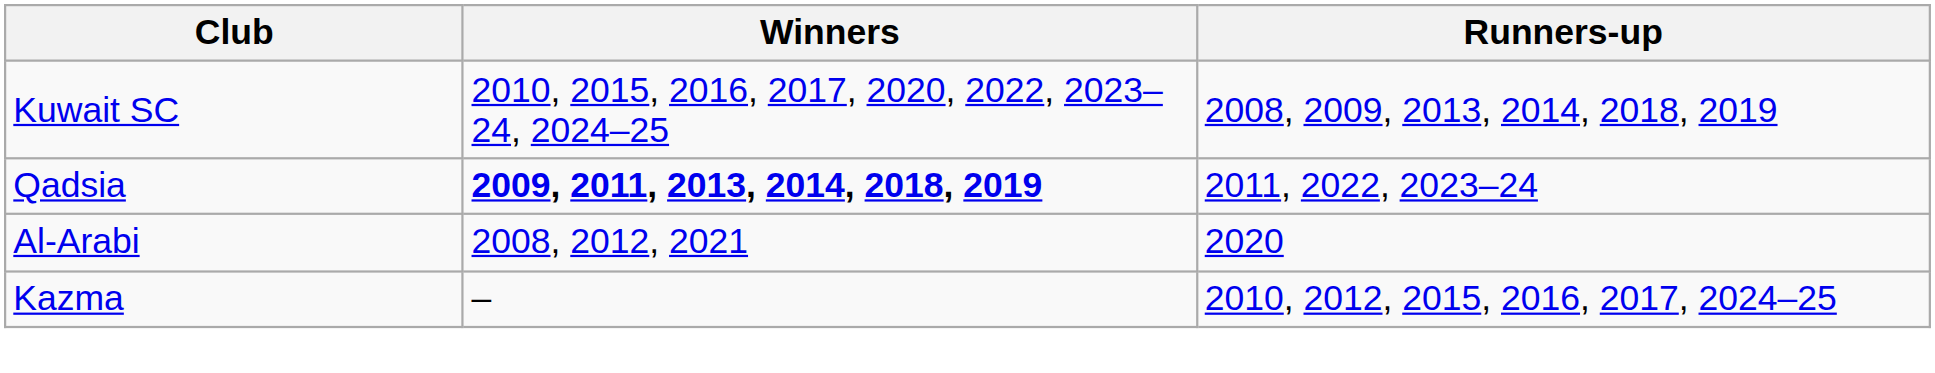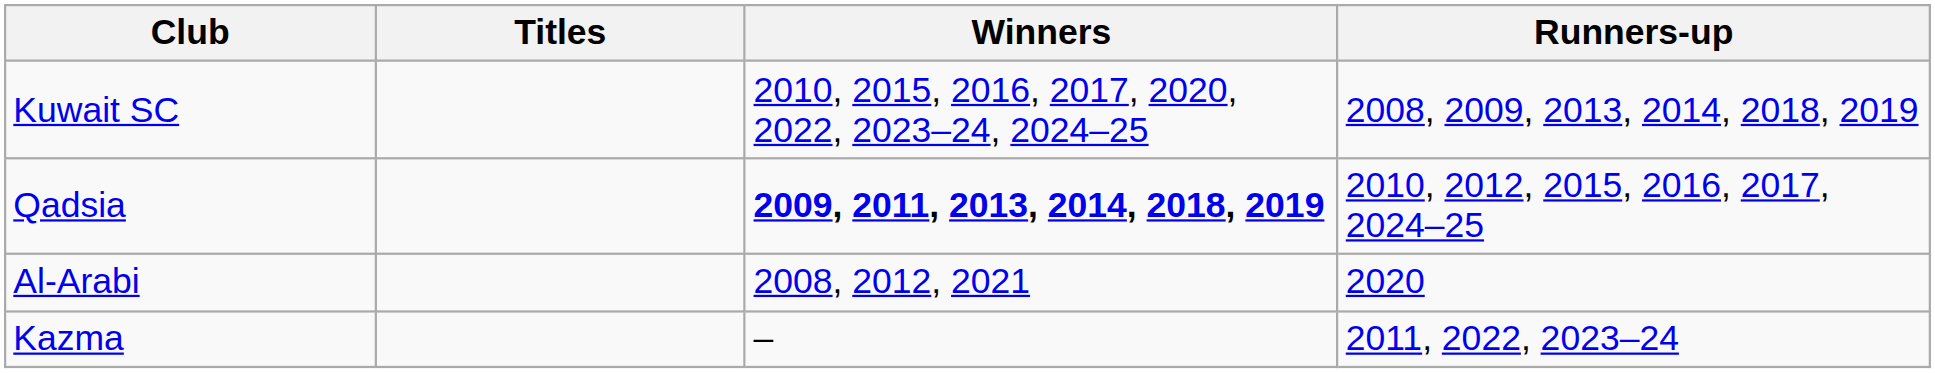+ column: (560, 32)
(1371, 185) 2011, 2022, 2023–24 -> (1588, 205) 2010, 2012, 2015, 2016, 2017, 2024–25
(1521, 297) 2010, 2012, 2015, 2016, 2017, 2024–25 -> (1512, 337) 2011, 2022, 2023–24
